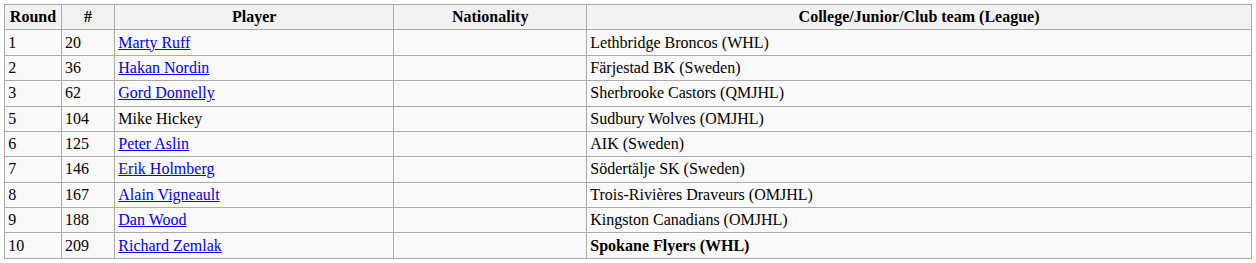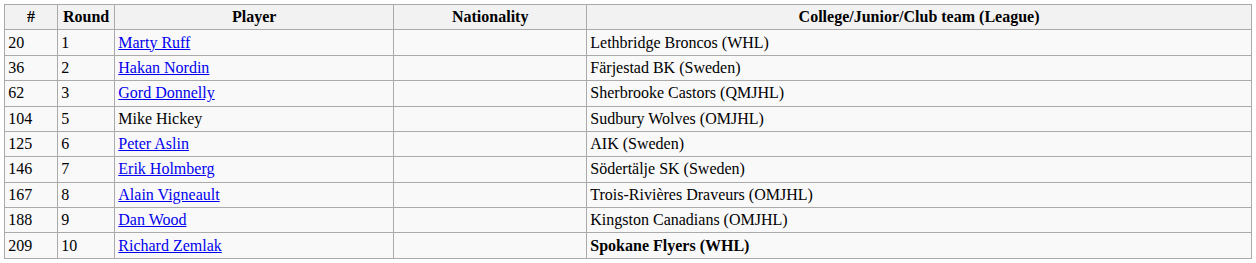columns swapped: (33, 17) <-> (88, 17)
